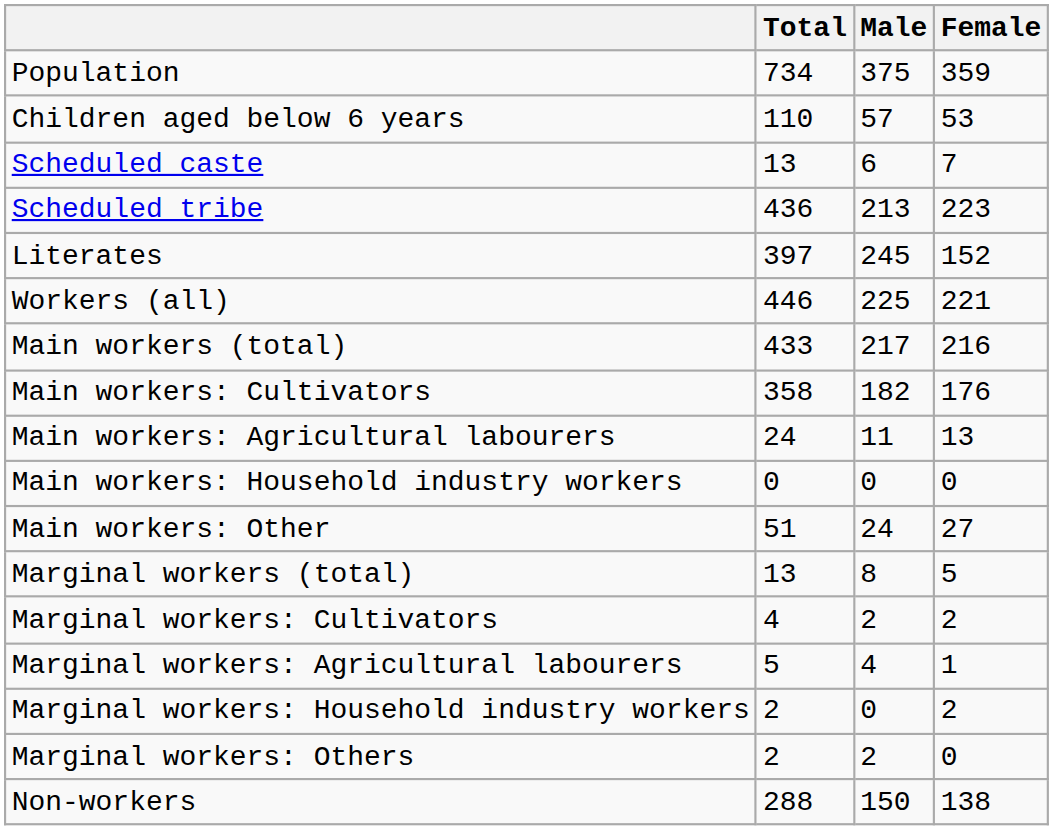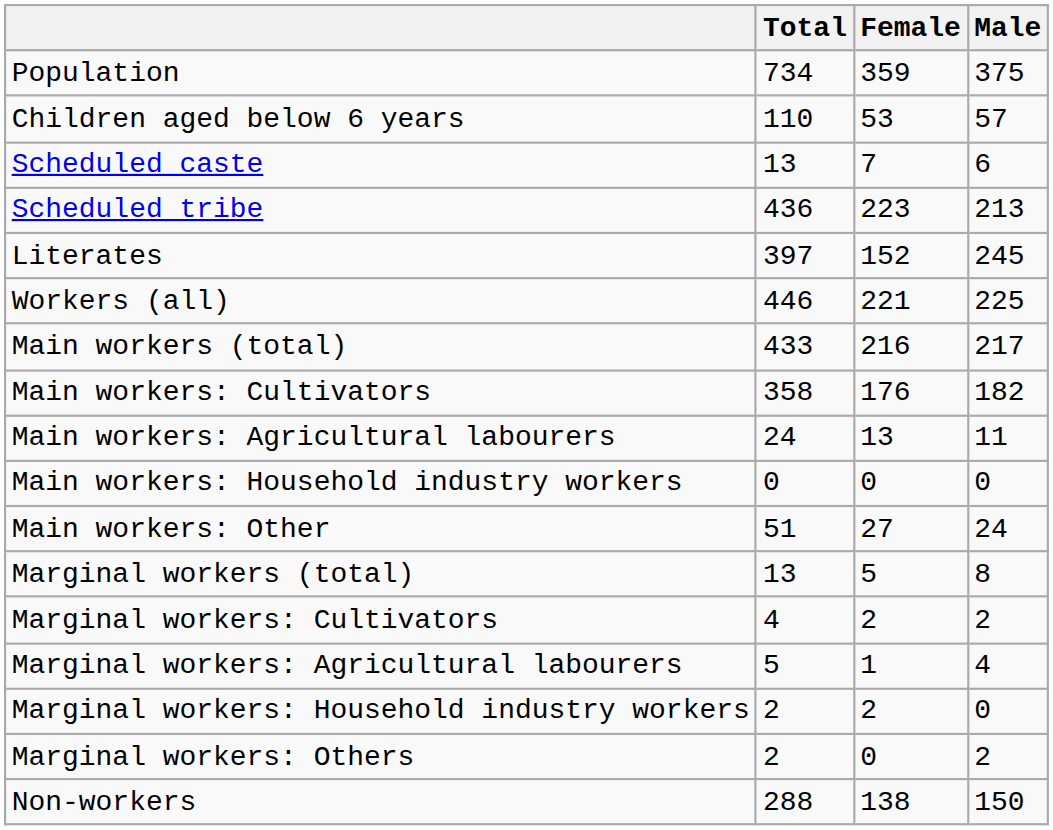columns swapped: (894, 28) <-> (991, 28)
